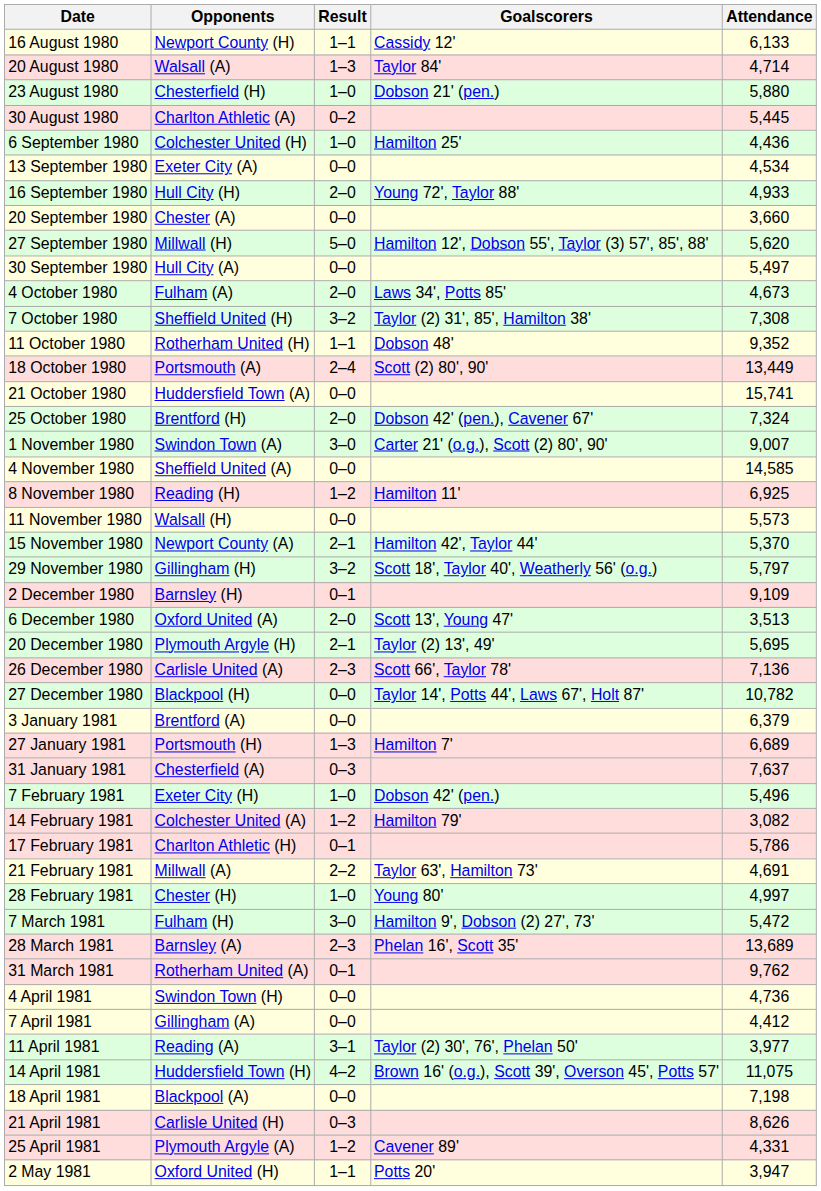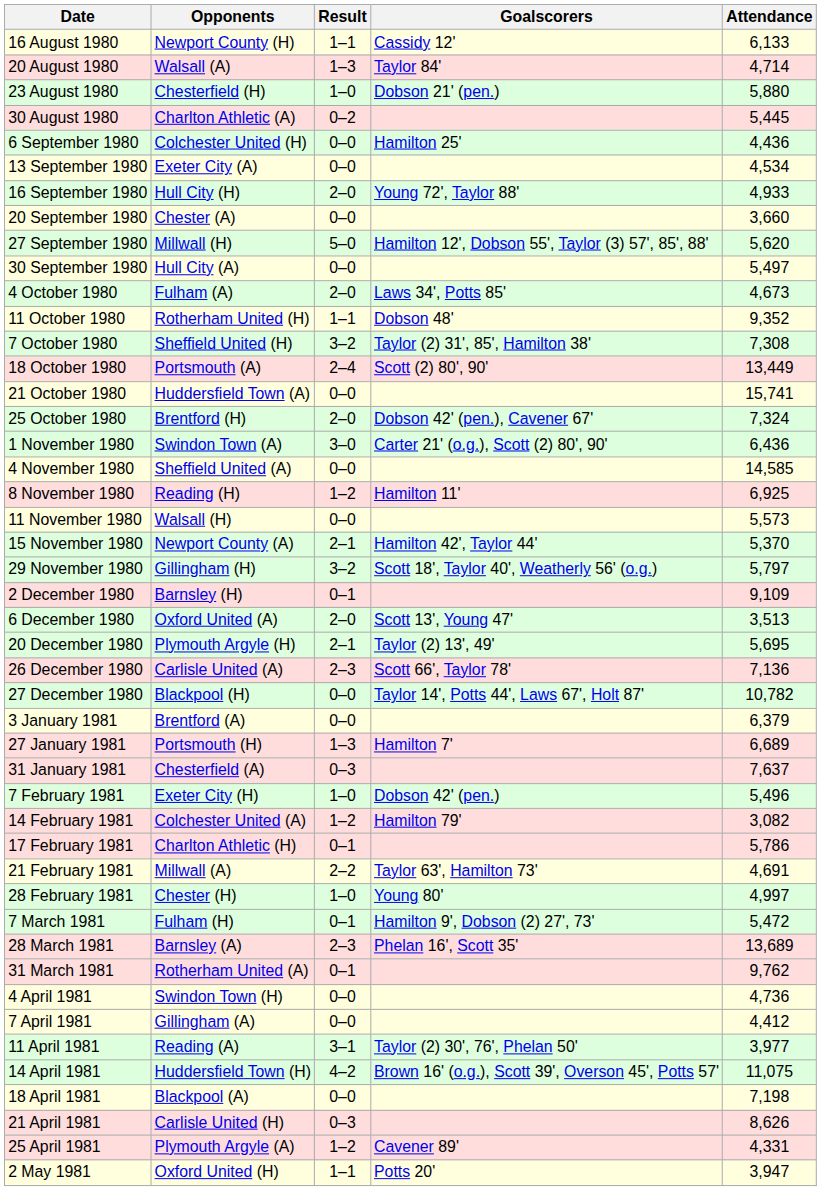(343, 142) 1–0 -> (343, 142) 0–0
rows swapped: (63, 318) <-> (67, 343)
(769, 444) 9,007 -> (769, 444) 6,436
(343, 921) 3–0 -> (343, 921) 0–1
